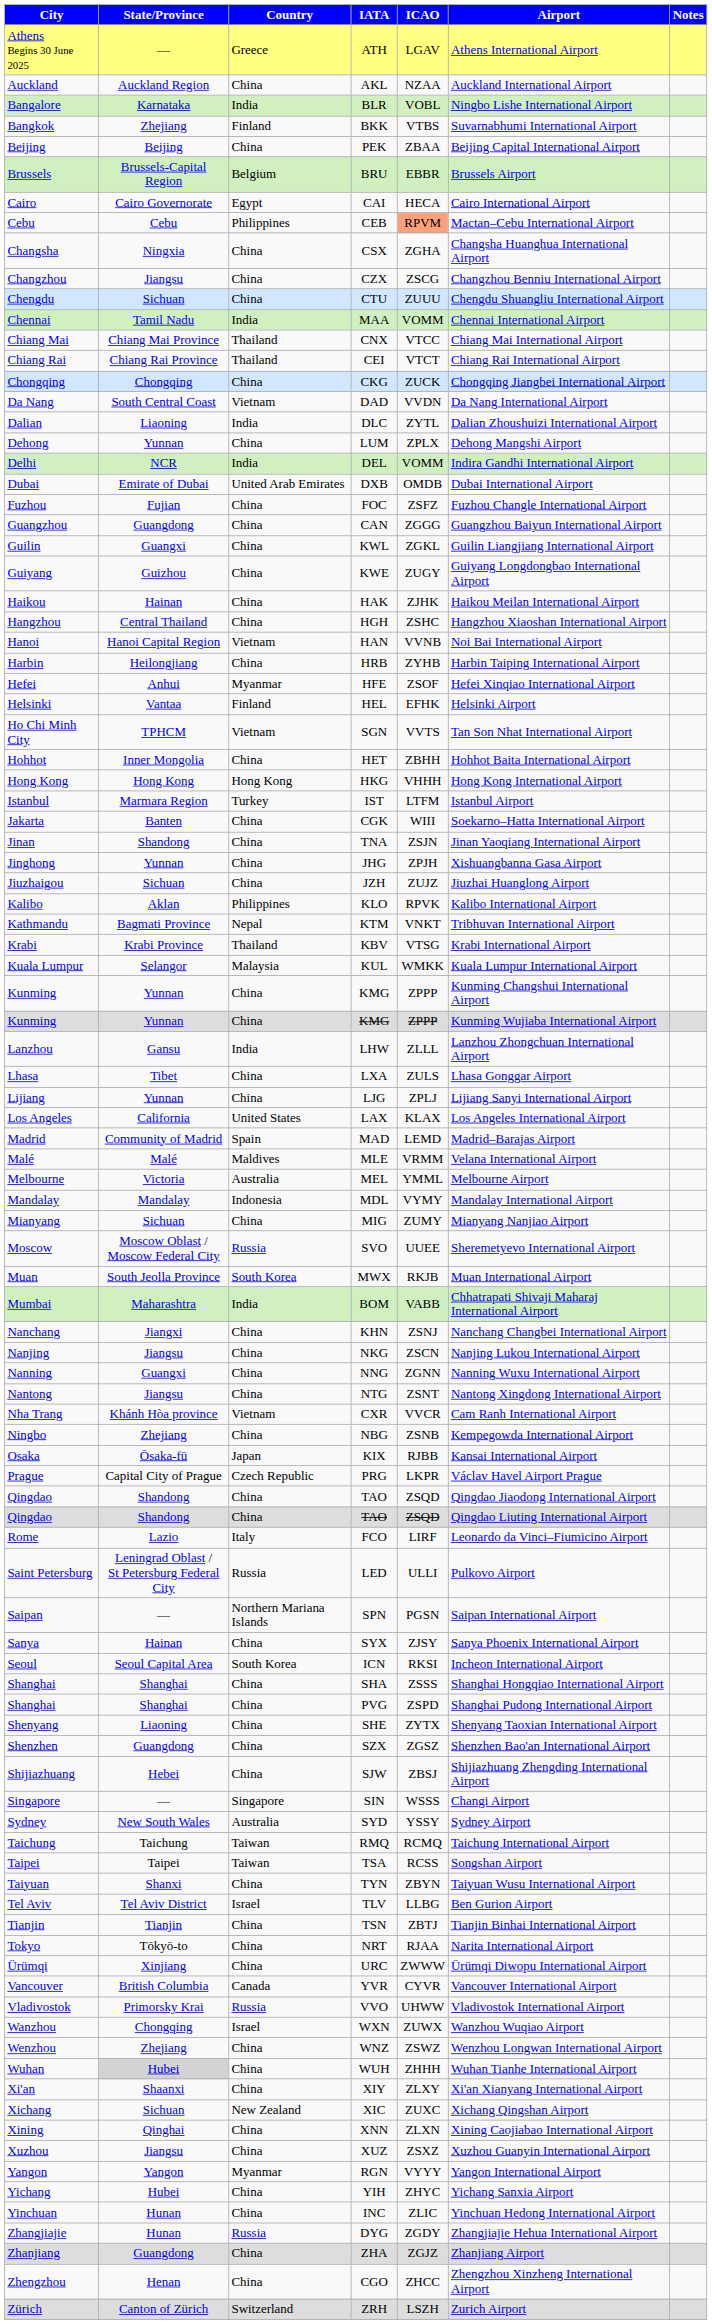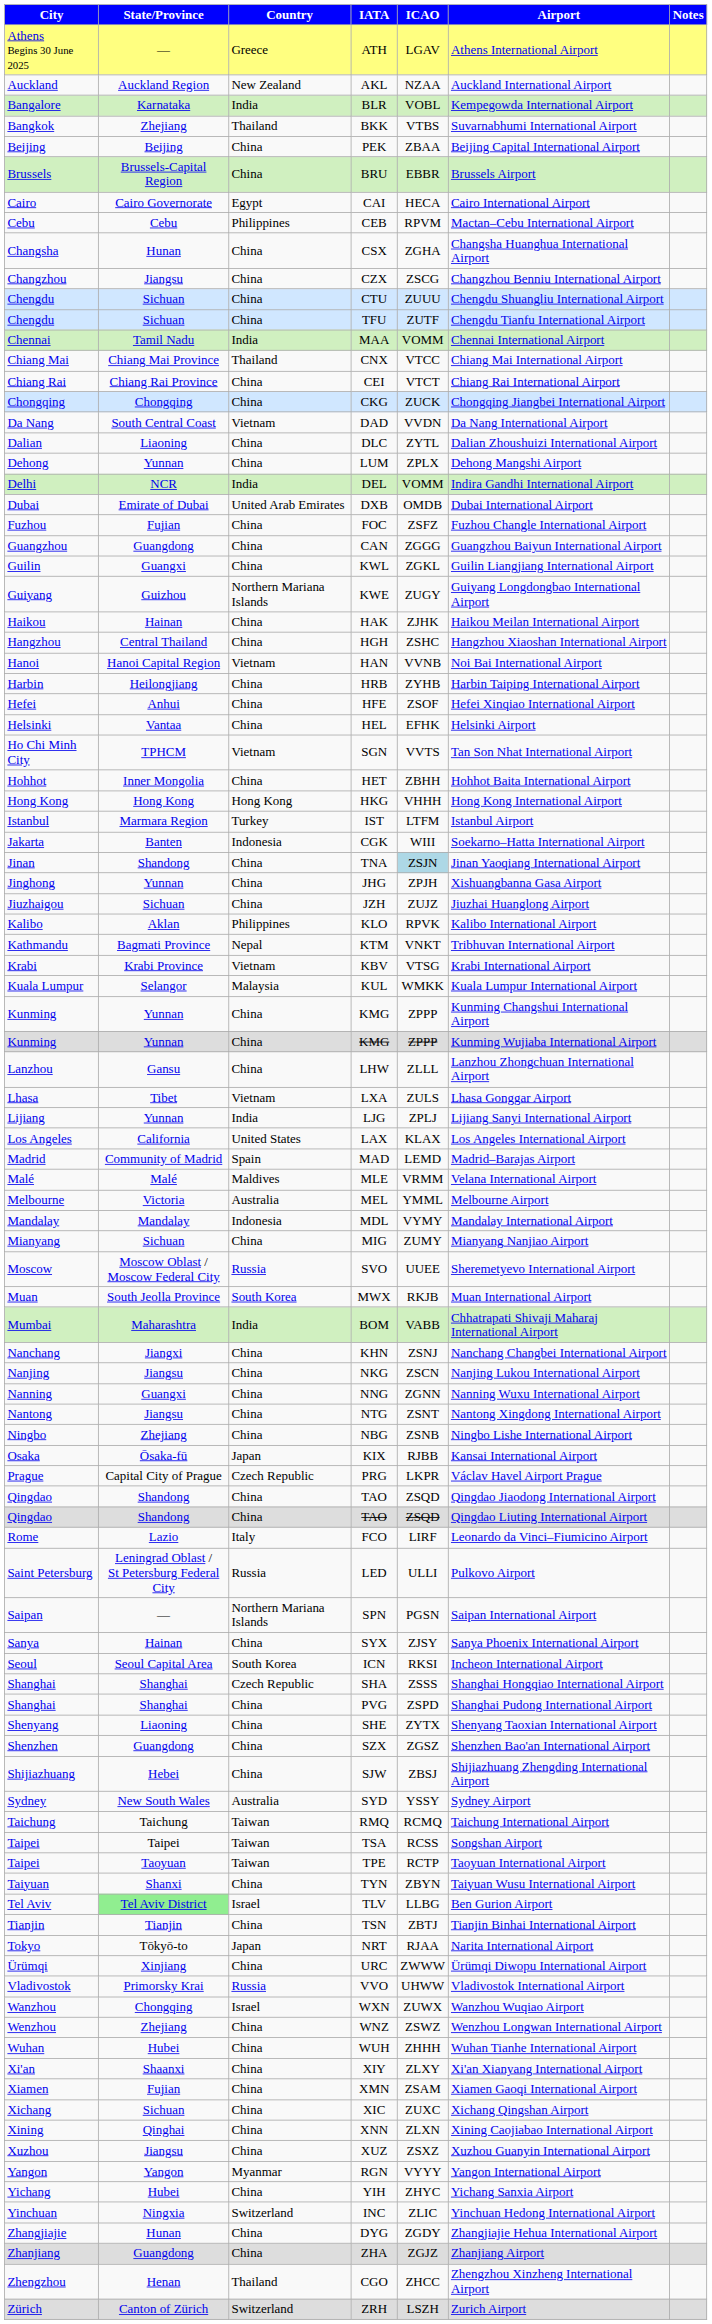(247, 85) China -> (266, 85) New Zealand
(541, 105) Ningbo Lishe International Airport -> (542, 105) Kempegowda International Airport
(251, 126) Finland -> (254, 126) Thailand
(254, 174) Belgium -> (247, 174) China
(423, 222) lightsalmon background -> (423, 222) no background
(164, 250) Ningxia -> (164, 250) Hunan
+ row: (31, 319)
(254, 360) Thailand -> (247, 381) China
(245, 422) India -> (247, 443) China
(247, 573) China -> (278, 594) Northern Mariana Islands
(257, 683) Myanmar -> (247, 704) China
(251, 704) Finland -> (247, 724) China
(247, 821) China -> (257, 842) Indonesia
(423, 842) no background -> (423, 862) lightblue background
(254, 944) Thailand -> (253, 965) Vietnam
(245, 1049) India -> (247, 1069) China
(247, 1076) China -> (253, 1097) Vietnam
(247, 1097) China -> (245, 1117) India
- row: (35, 1414)
(542, 1434) Kempegowda International Airport -> (541, 1434) Ningbo Lishe International Airport
(247, 1684) China -> (273, 1684) Czech Republic
- row: (34, 1801)
+ row: (23, 1863)
(164, 1904) no background -> (164, 1904) lightgreen background
(247, 1945) China -> (246, 1945) Japan
- row: (35, 1986)
(164, 2068) lightgrey background -> (164, 2048) no background
+ row: (28, 2089)
(266, 2109) New Zealand -> (247, 2109) China
(164, 2212) Hunan -> (164, 2212) Ningxia
(247, 2212) China -> (262, 2212) Switzerland
(249, 2233) Russia -> (247, 2233) China
(247, 2281) China -> (254, 2281) Thailand
